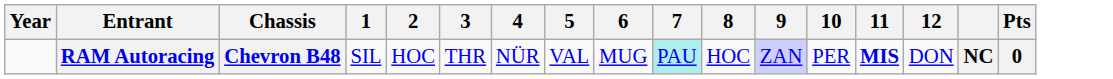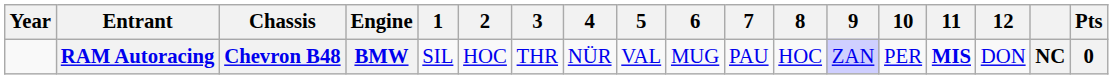+ column: (381, 21)
(677, 56) paleturquoise background -> (749, 56) no background
